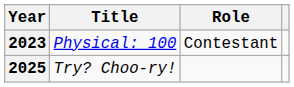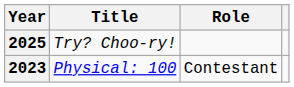rows swapped: (27, 43) <-> (27, 69)
